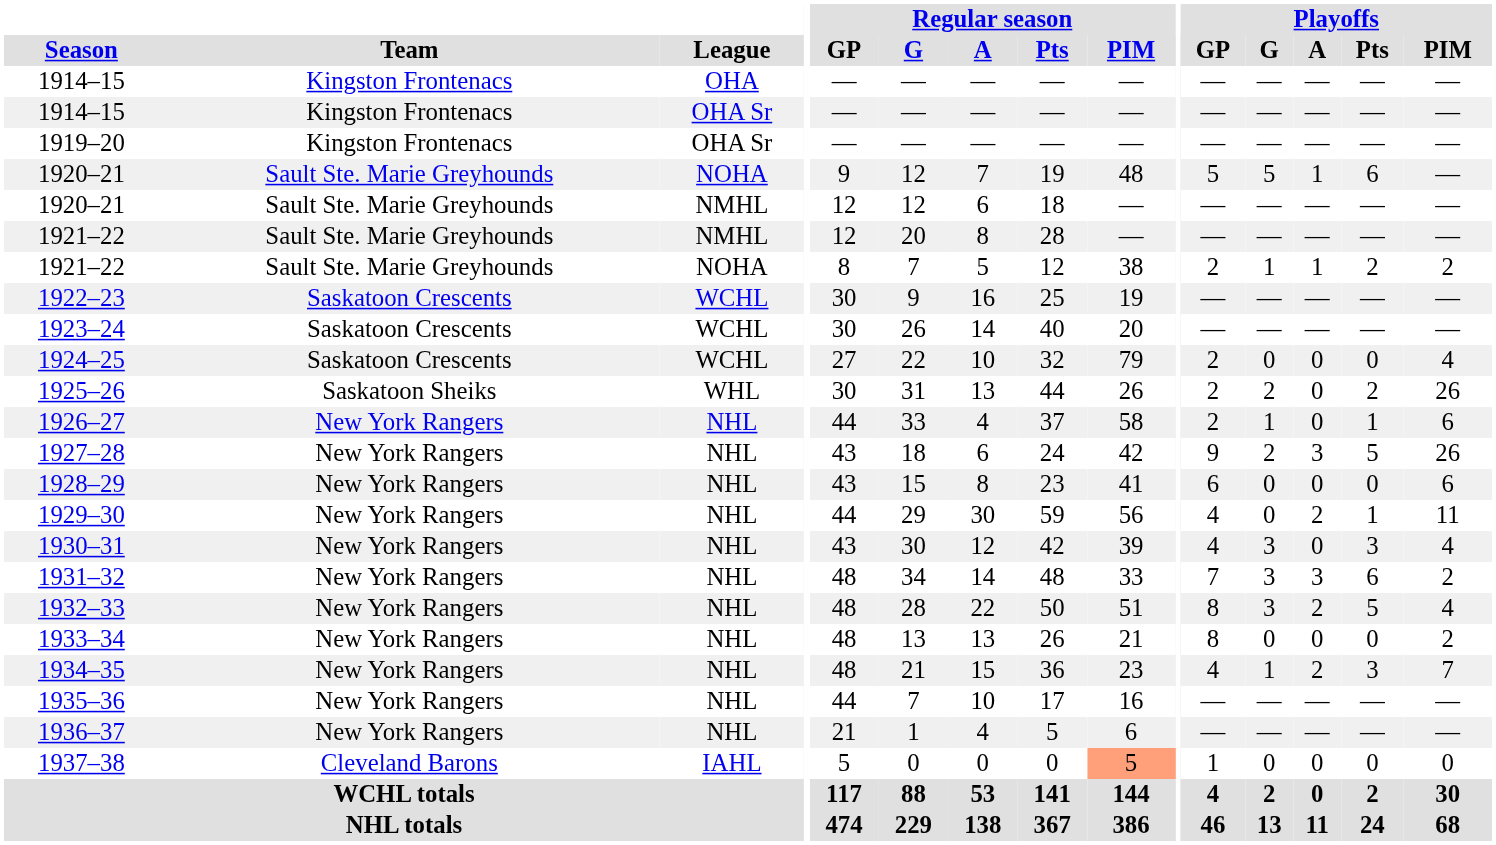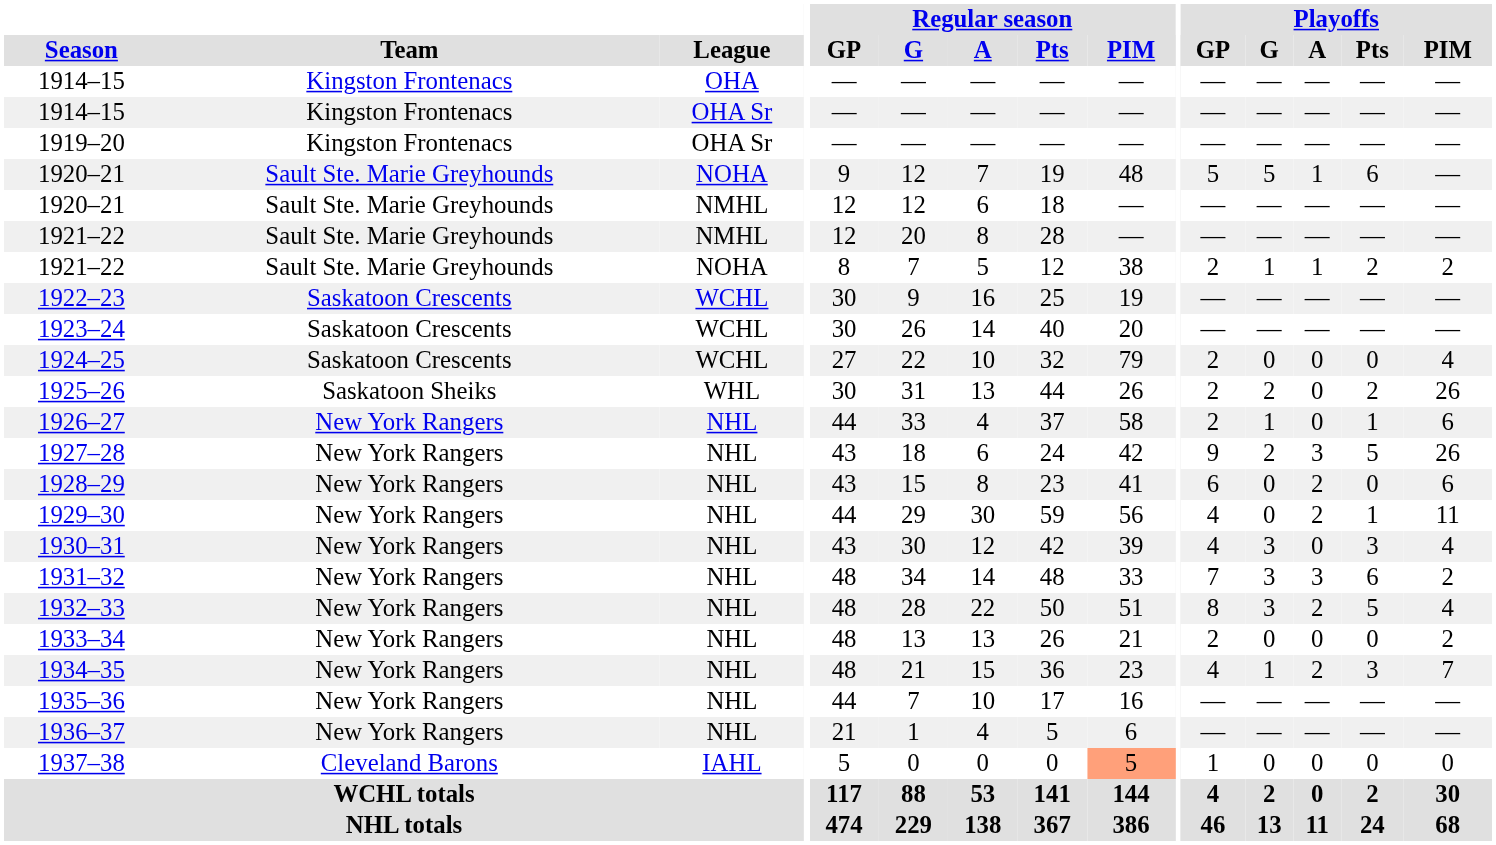(1317, 484) 0 -> (1317, 484) 2
(1213, 639) 8 -> (1213, 639) 2
